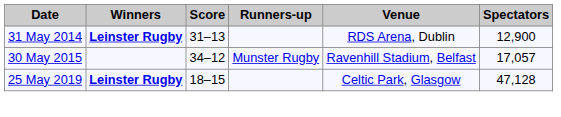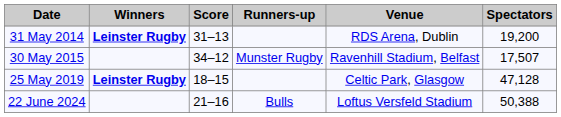(516, 36) 12,900 -> (520, 36) 19,200
(516, 58) 17,057 -> (520, 58) 17,507
+ row: (47, 101)
